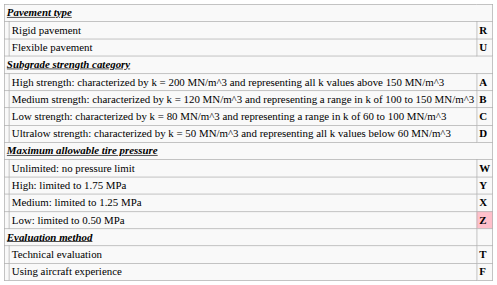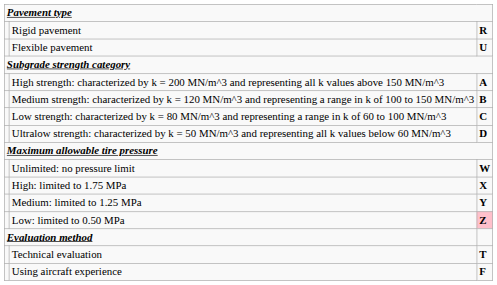(483, 185) Y -> (483, 185) X
(483, 202) X -> (483, 202) Y
